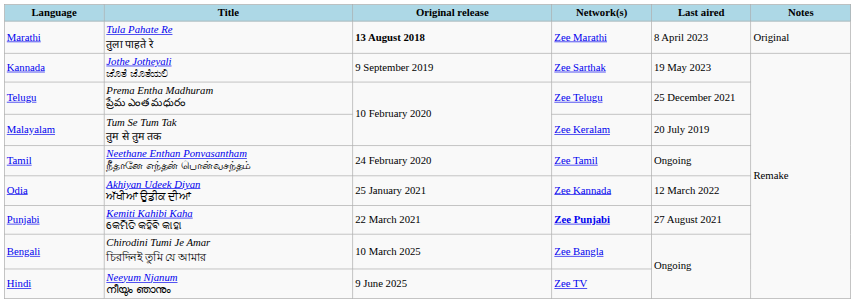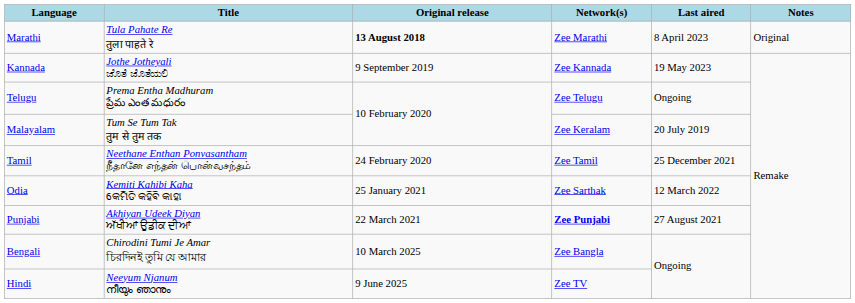(580, 67) Zee Sarthak -> (583, 67) Zee Kannada
(695, 98) 25 December 2021 -> (673, 98) Ongoing
(673, 160) Ongoing -> (695, 160) 25 December 2021
(153, 190) Akhiyan Udeek Diyan ਅੱਖੀਆਂ ਉਡੀਕ ਦੀਆਂ -> (150, 190) Kemiti Kahibi Kaha କେମିତି କହିବି କାହା
(583, 190) Zee Kannada -> (580, 190) Zee Sarthak
(150, 219) Kemiti Kahibi Kaha କେମିତି କହିବି କାହା -> (153, 219) Akhiyan Udeek Diyan ਅੱਖੀਆਂ ਉਡੀਕ ਦੀਆਂ
